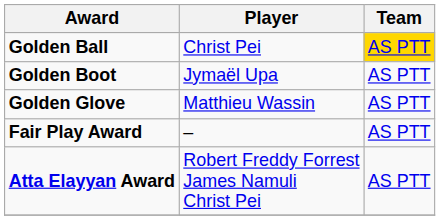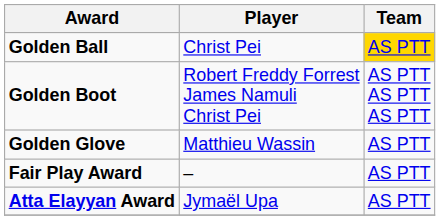(231, 75) Jymaël Upa -> (271, 95) Robert Freddy Forrest James Namuli Christ Pei
(399, 75) AS PTT -> (399, 95) AS PTT AS PTT AS PTT
(271, 180) Robert Freddy Forrest James Namuli Christ Pei -> (231, 201) Jymaël Upa
